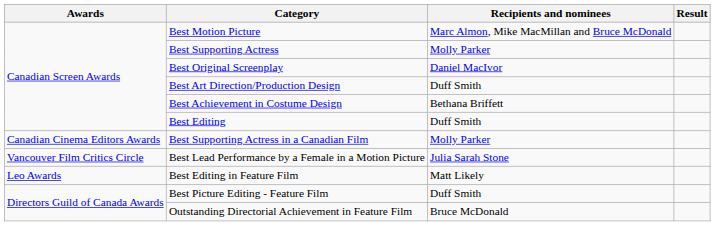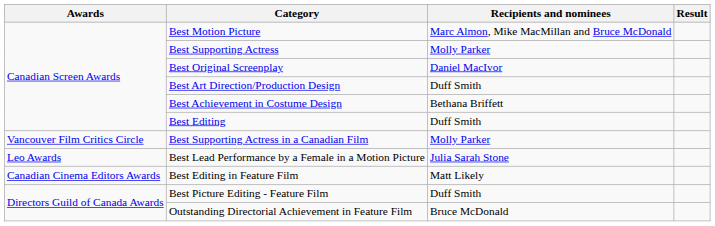(84, 139) Canadian Cinema Editors Awards -> (75, 139) Vancouver Film Critics Circle
(75, 157) Vancouver Film Critics Circle -> (34, 157) Leo Awards
(34, 175) Leo Awards -> (84, 175) Canadian Cinema Editors Awards
